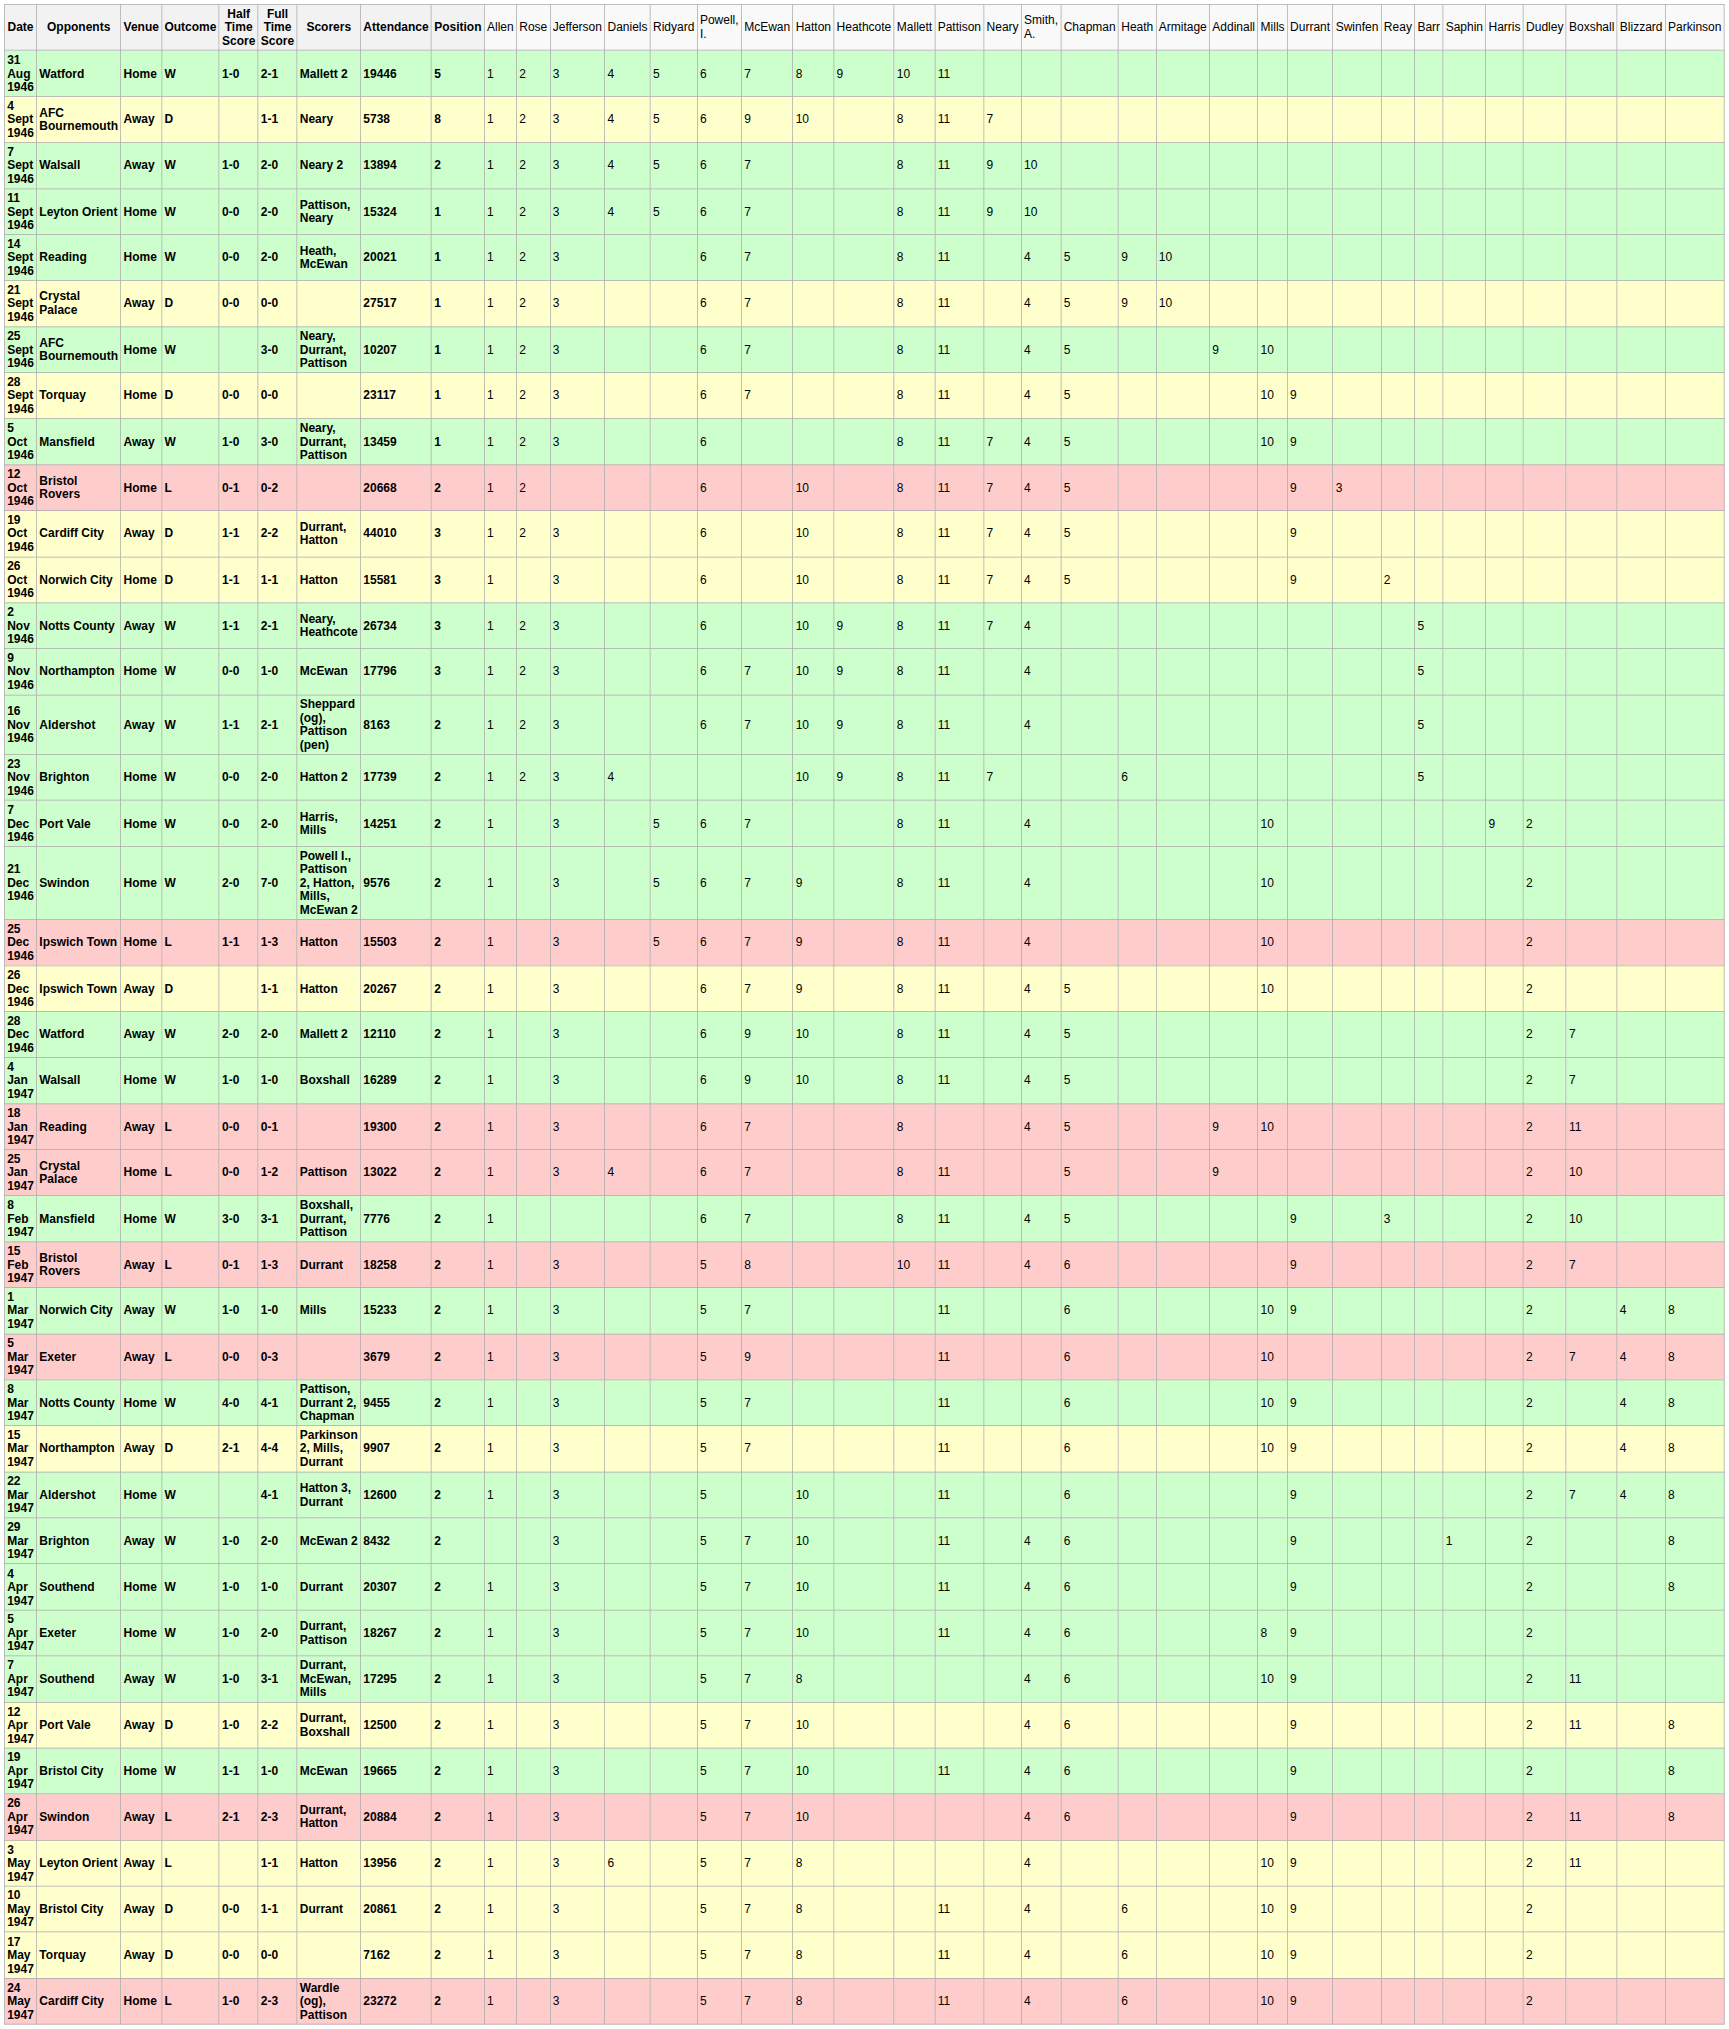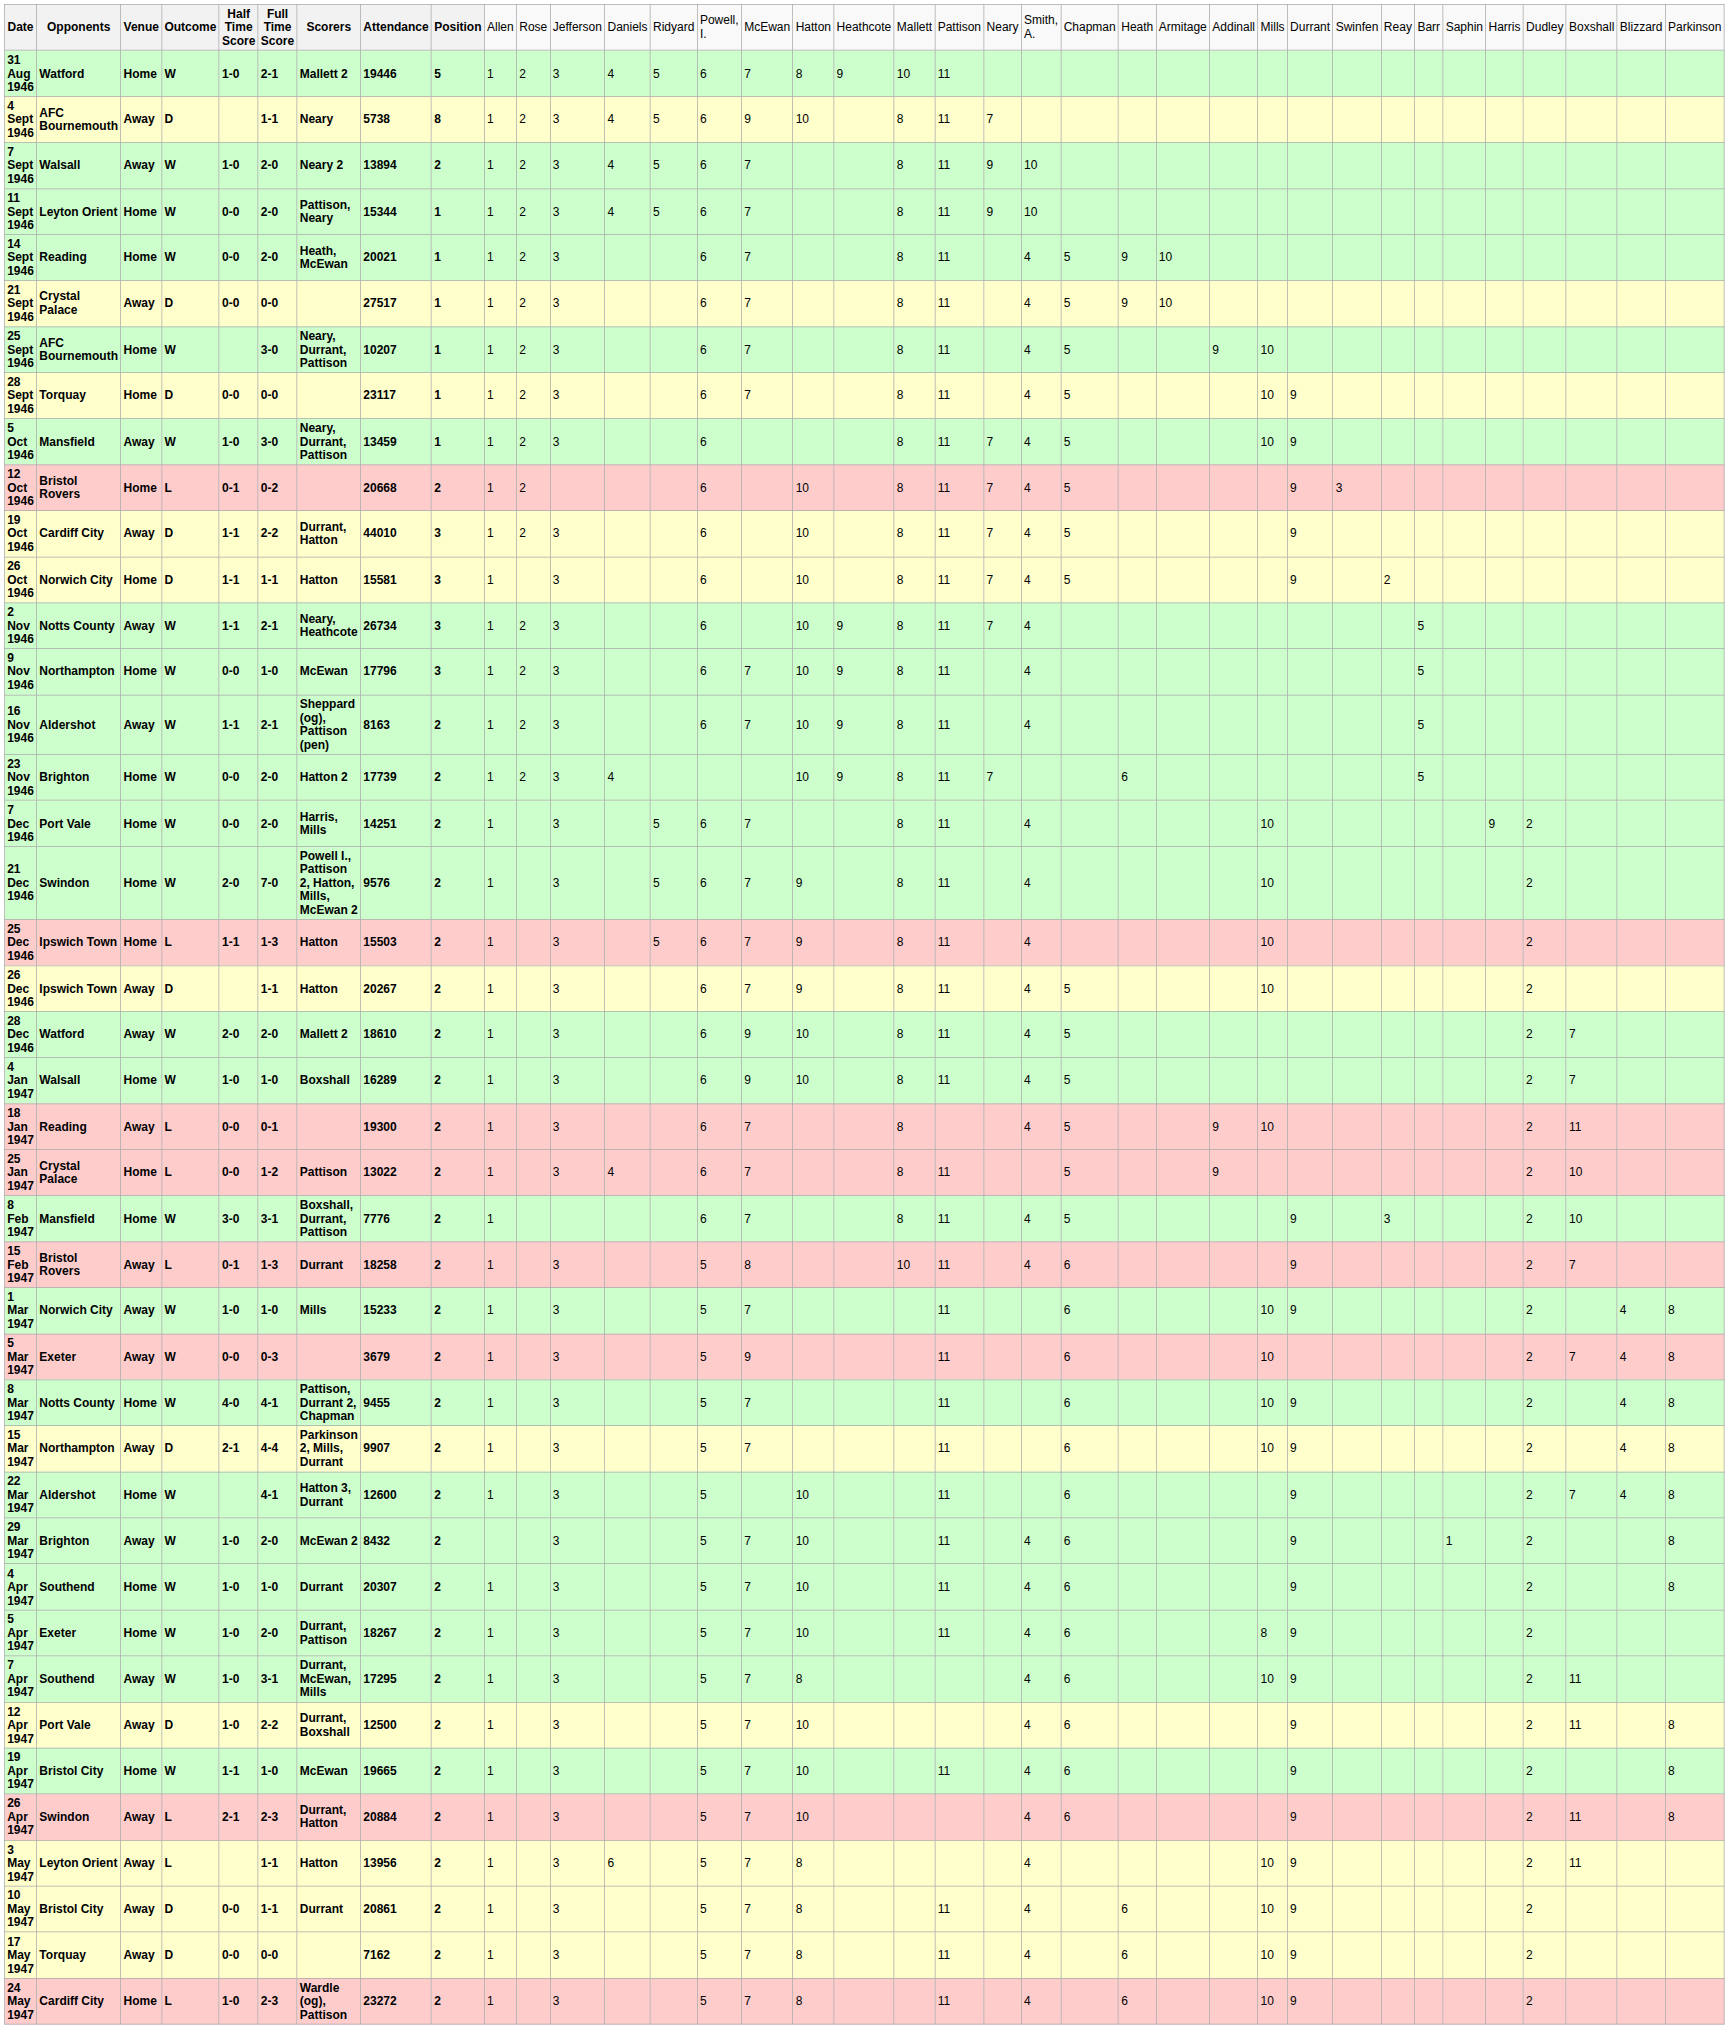(380, 211) 15324 -> (380, 211) 15344
(380, 1034) 12110 -> (380, 1034) 18610
(168, 1356) L -> (170, 1356) W
